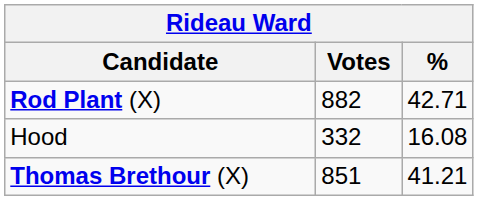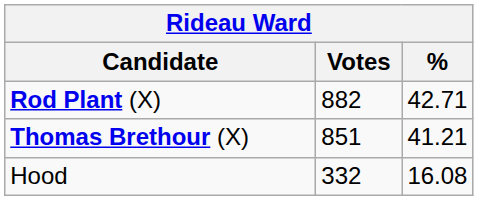rows swapped: (130, 175) <-> (39, 137)
